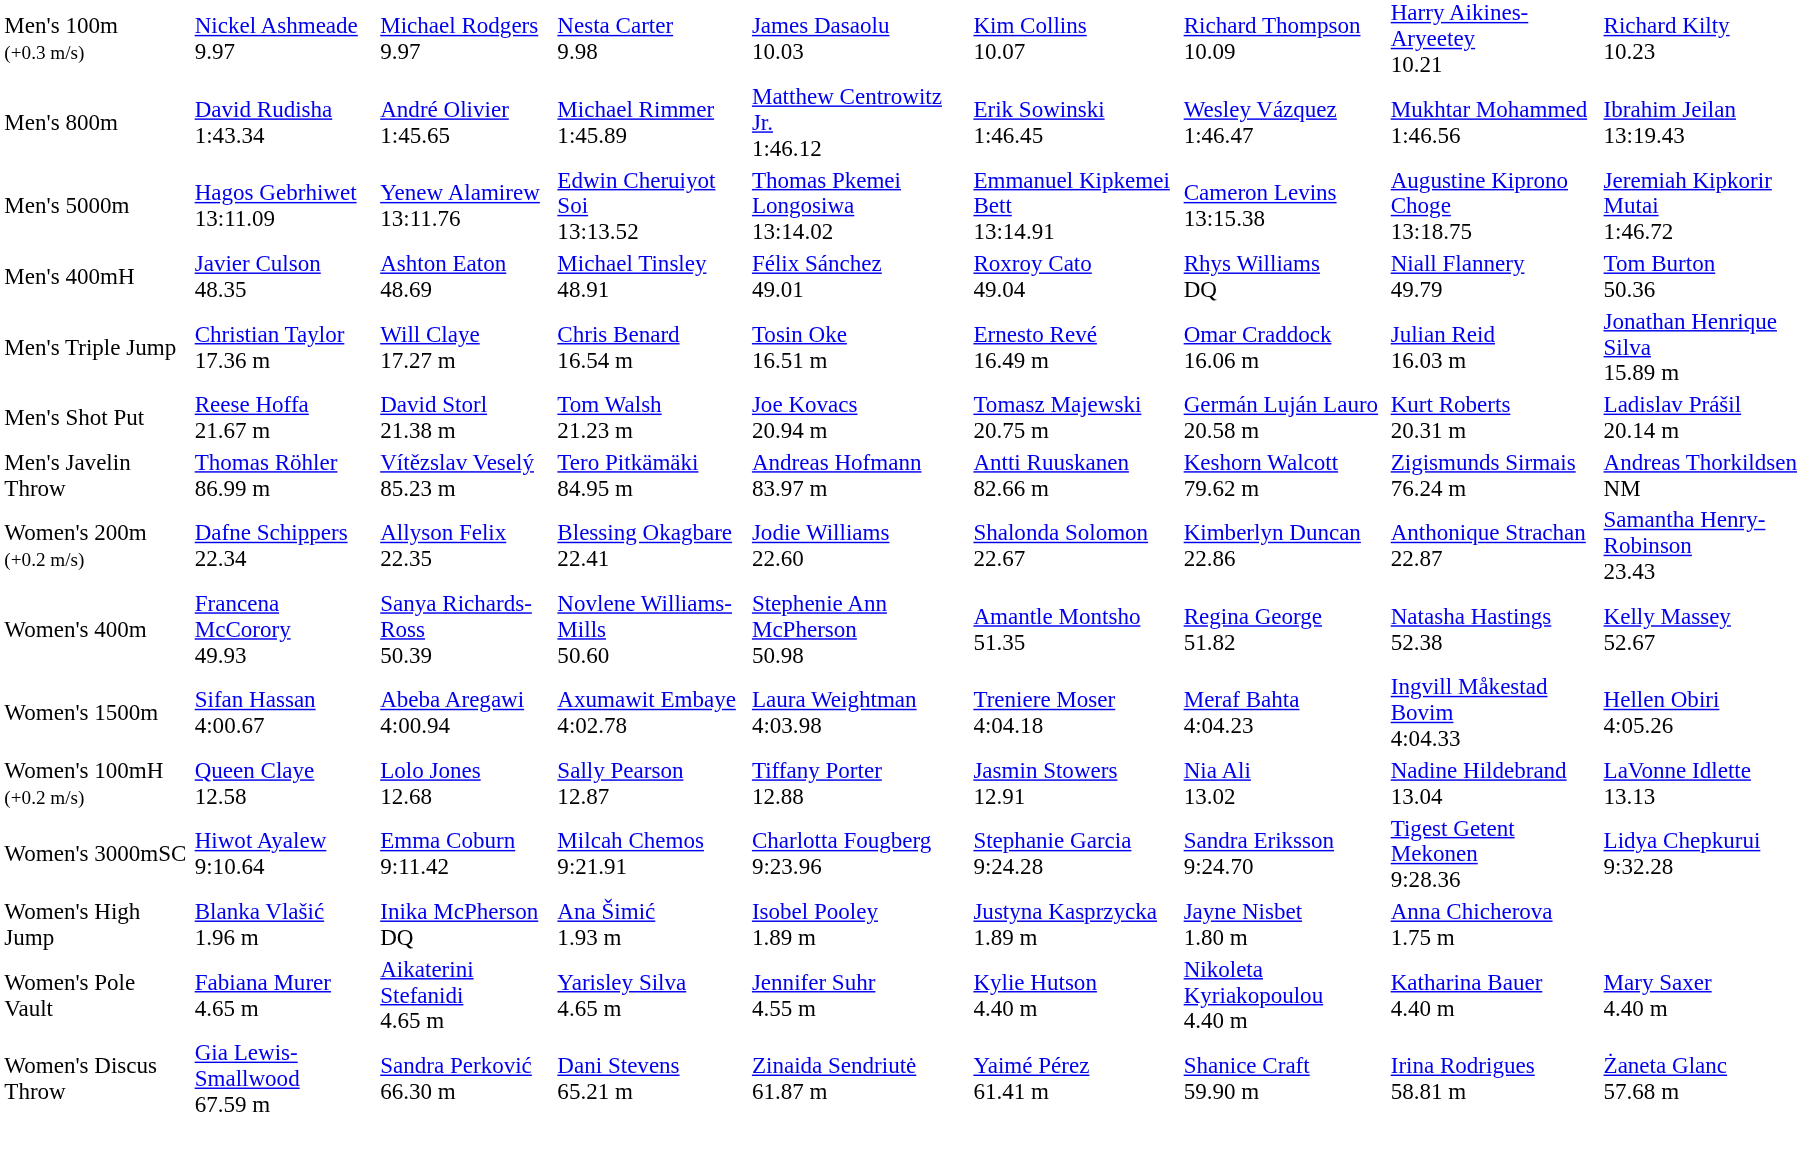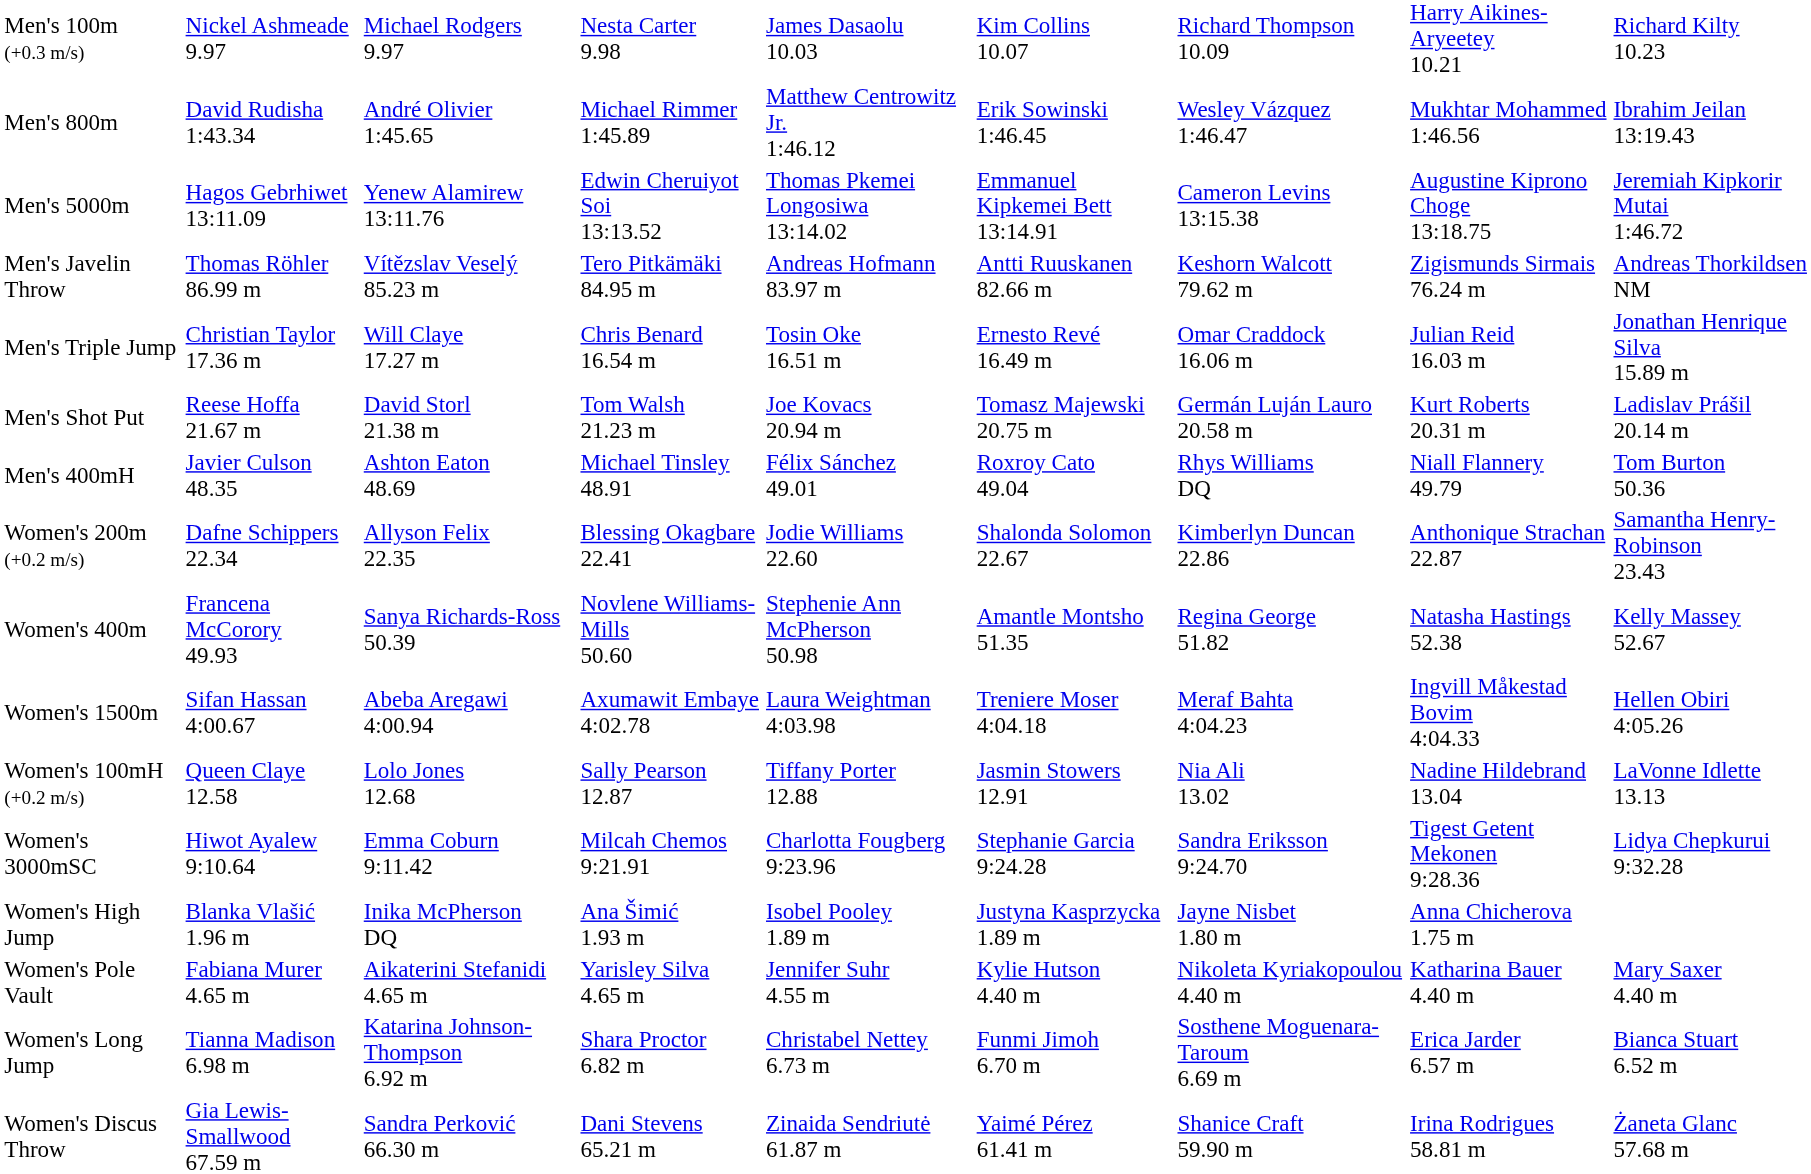rows swapped: (69, 276) <-> (68, 475)
+ row: (74, 1052)
